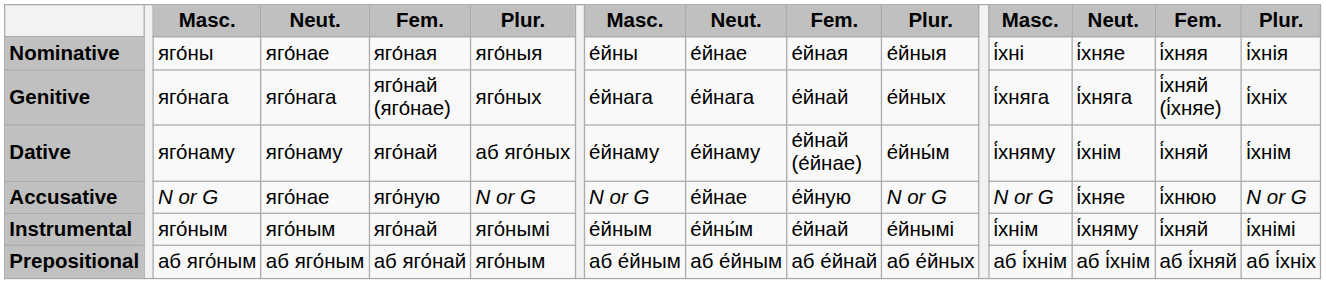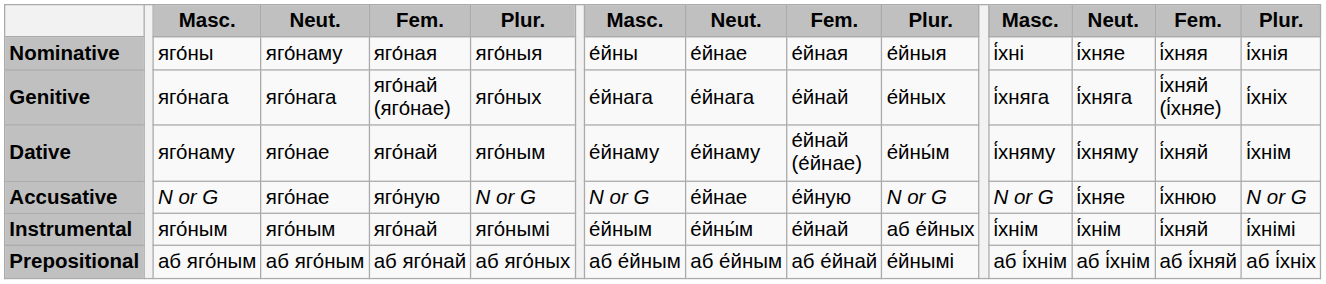(298, 53) яго́нае -> (304, 53) яго́наму
(304, 152) яго́наму -> (298, 152) яго́нае
(523, 152) аб яго́ных -> (510, 152) яго́ным
(1099, 152) і́хнім -> (1107, 152) і́хняму
(920, 229) е́йнымі -> (931, 229) аб е́йных
(1107, 229) і́хняму -> (1099, 229) і́хнім
(510, 261) яго́ным -> (523, 261) аб яго́ных
(931, 261) аб е́йных -> (920, 261) е́йнымі
